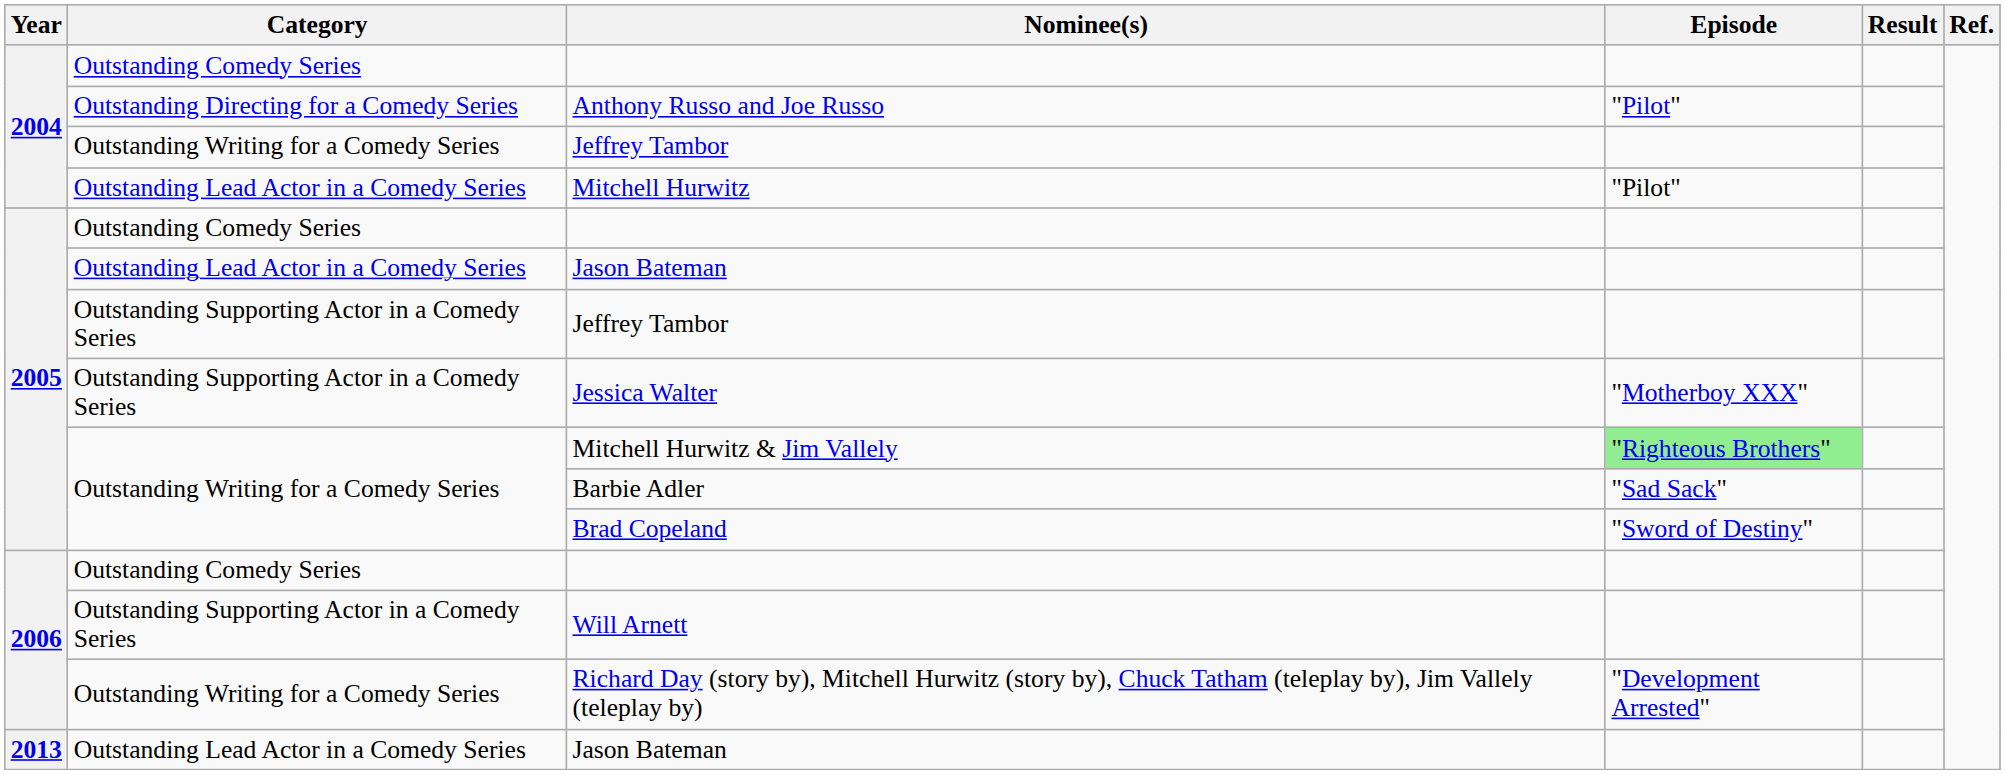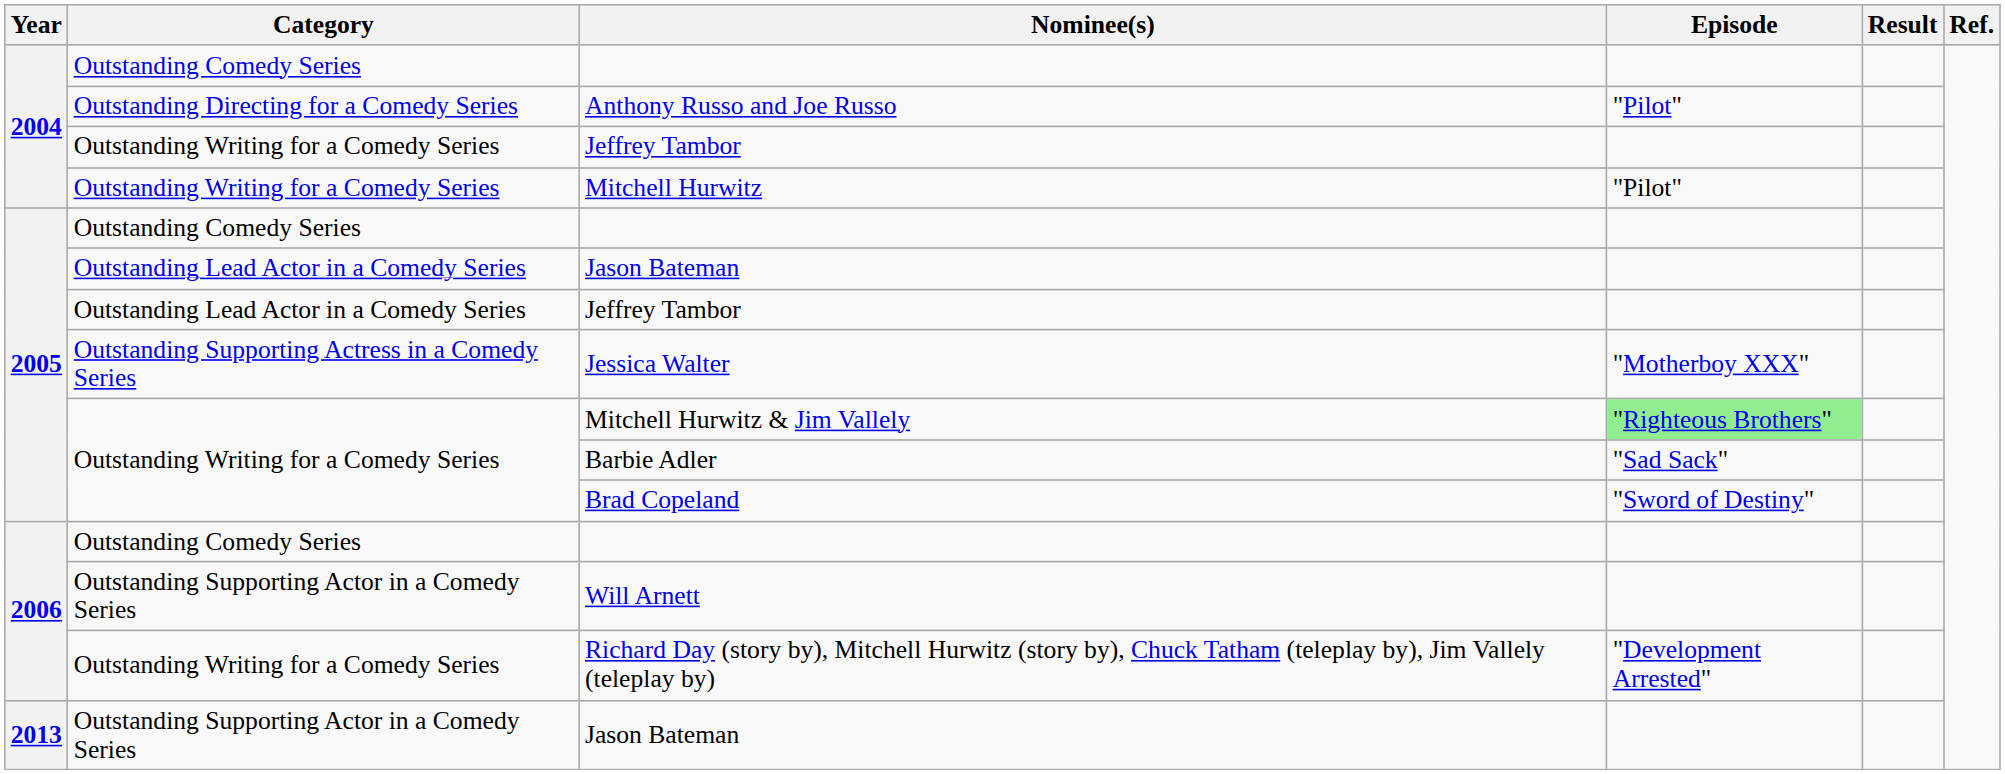(300, 187) Outstanding Lead Actor in a Comedy Series -> (287, 187) Outstanding Writing for a Comedy Series
(297, 323) Outstanding Supporting Actor in a Comedy Series -> (300, 308) Outstanding Lead Actor in a Comedy Series
(297, 392) Outstanding Supporting Actor in a Comedy Series -> (306, 364) Outstanding Supporting Actress in a Comedy Series
(300, 749) Outstanding Lead Actor in a Comedy Series -> (297, 734) Outstanding Supporting Actor in a Comedy Series
